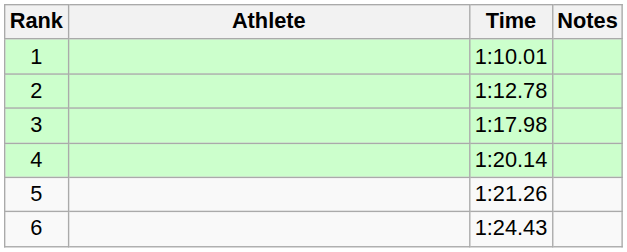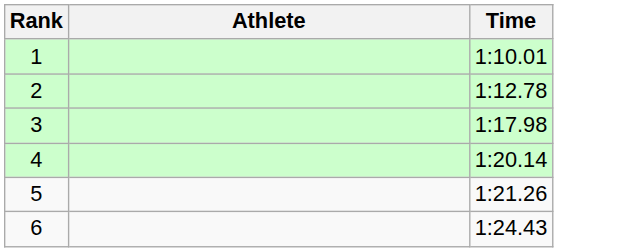- column: (588, 21)
